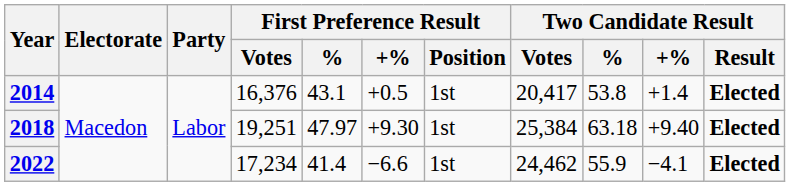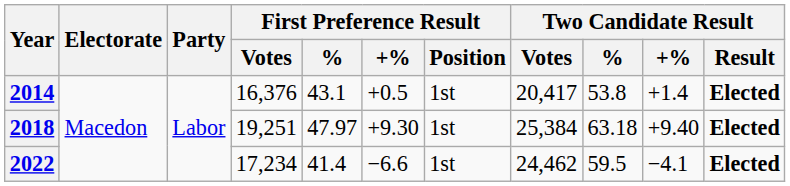(607, 163) 55.9 -> (607, 163) 59.5
